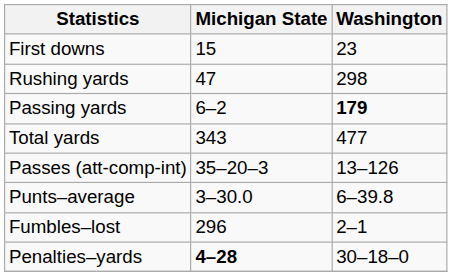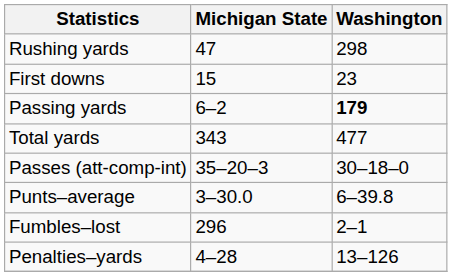rows swapped: (57, 49) <-> (69, 78)
(367, 167) 13–126 -> (373, 167) 30–18–0
(216, 256) bold -> (216, 256) normal
(373, 256) 30–18–0 -> (367, 256) 13–126
